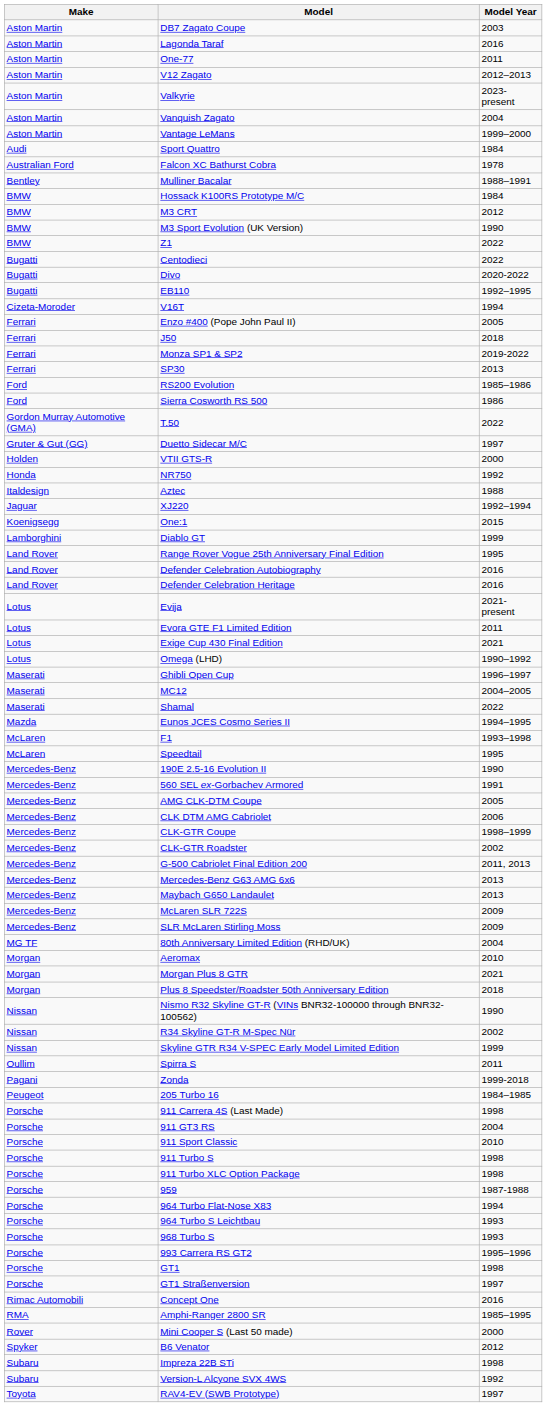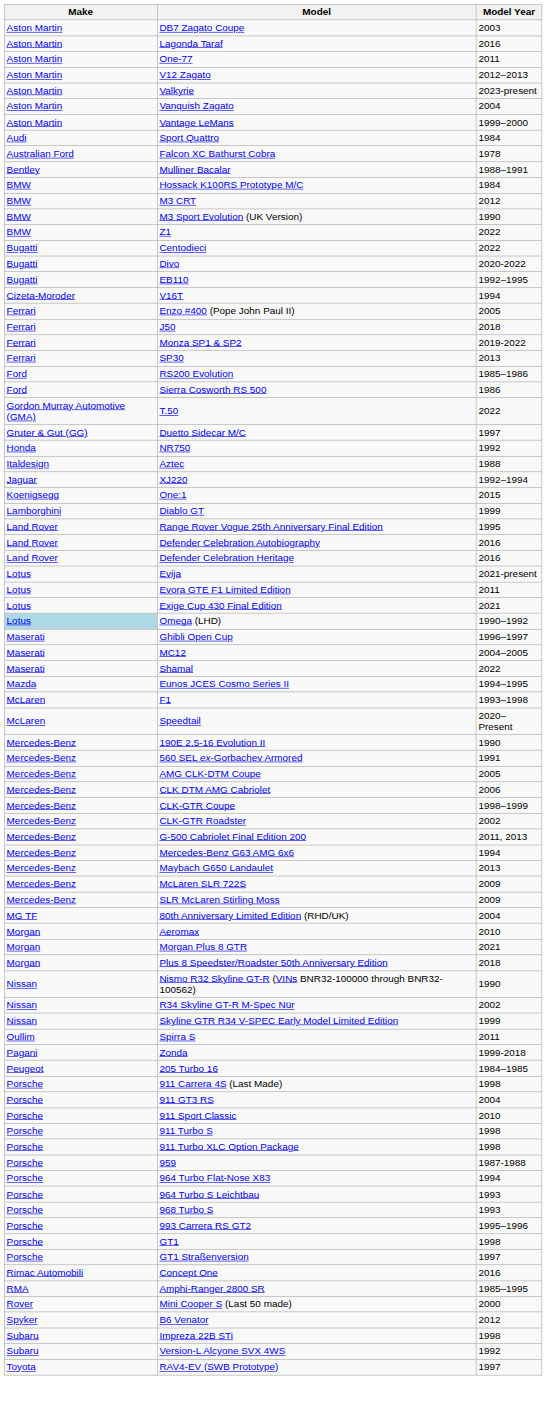- row: (186, 459)
(19, 659) no background -> (19, 621) lightblue background
(492, 753) 1995 -> (496, 721) 2020–Present
(492, 879) 2013 -> (489, 852) 1994
